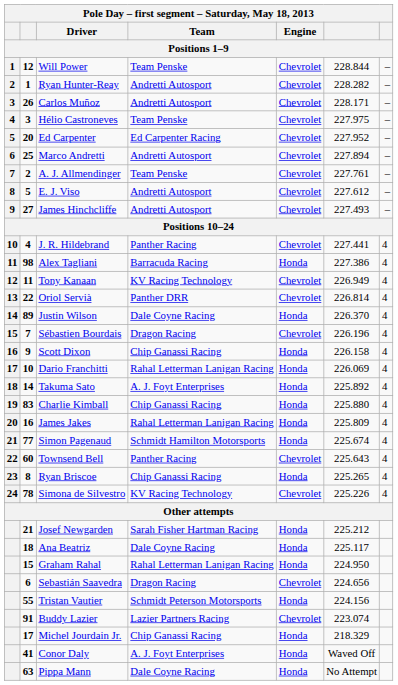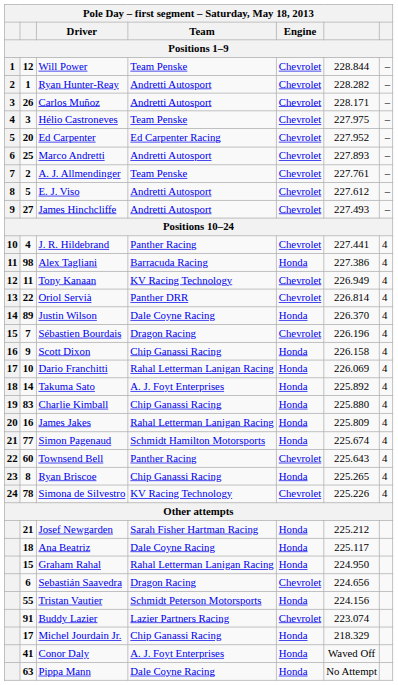(352, 155) 227.894 -> (352, 155) 227.893
